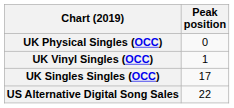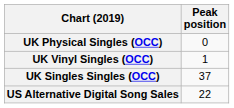(205, 77) 17 -> (205, 77) 37
